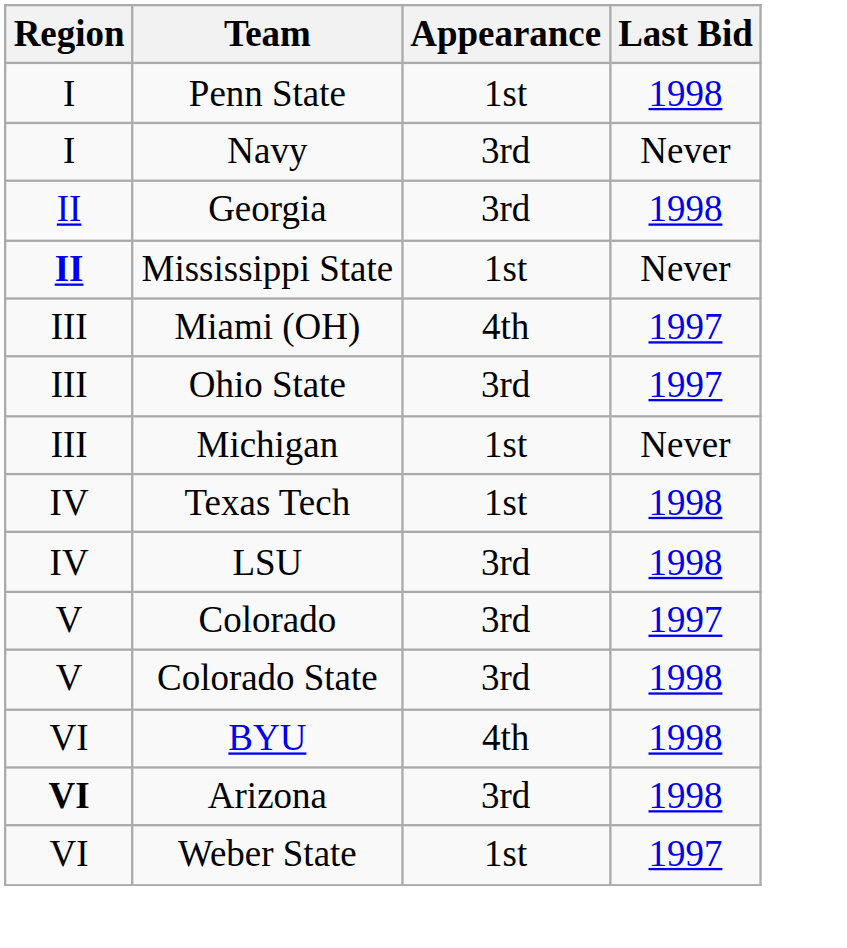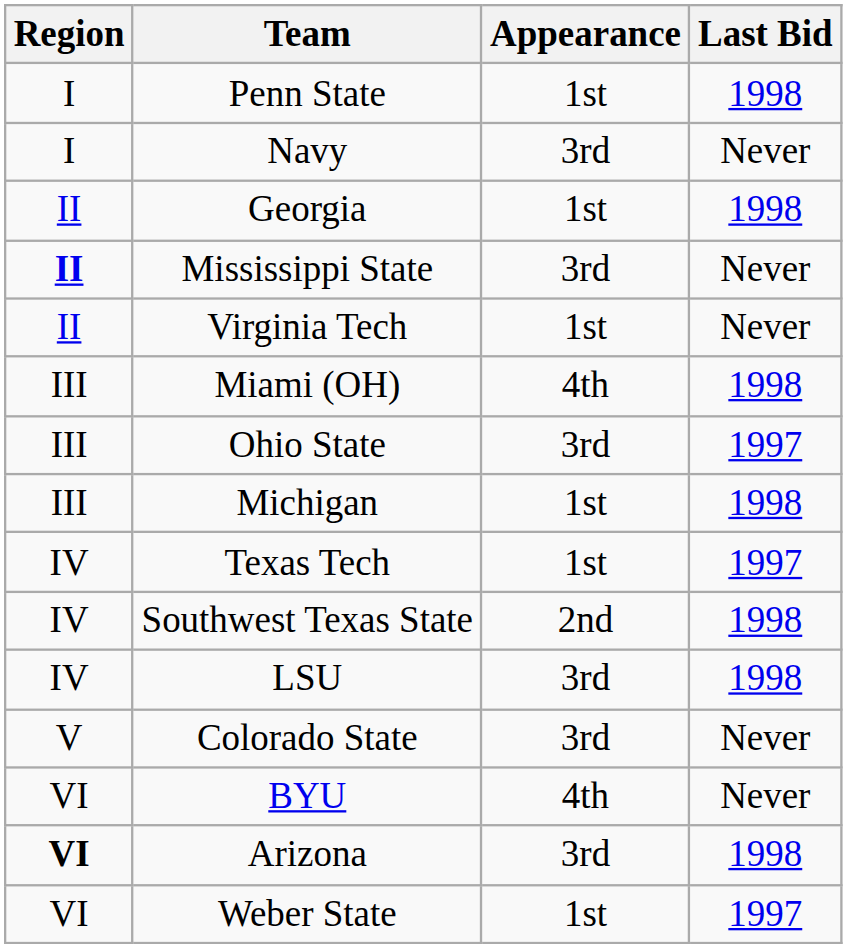(506, 209) 3rd -> (585, 209) 1st
(506, 268) 1st -> (585, 268) 3rd
+ row: (307, 326)
(685, 326) 1997 -> (765, 385) 1998
(685, 444) Never -> (765, 502) 1998
(685, 502) 1998 -> (765, 561) 1997
+ row: (307, 619)
- row: (267, 619)
(685, 678) 1998 -> (765, 737) Never
(685, 737) 1998 -> (765, 795) Never
